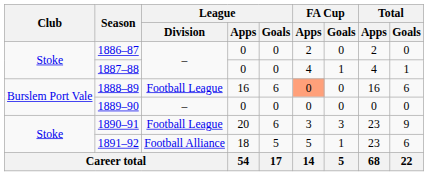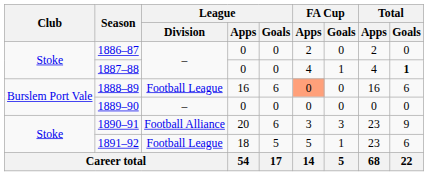(407, 69) normal -> (407, 69) bold
(185, 124) Football League -> (185, 124) Football Alliance
(185, 143) Football Alliance -> (185, 143) Football League
